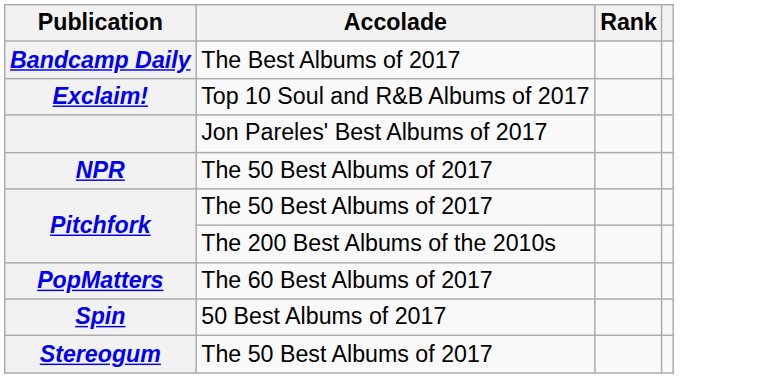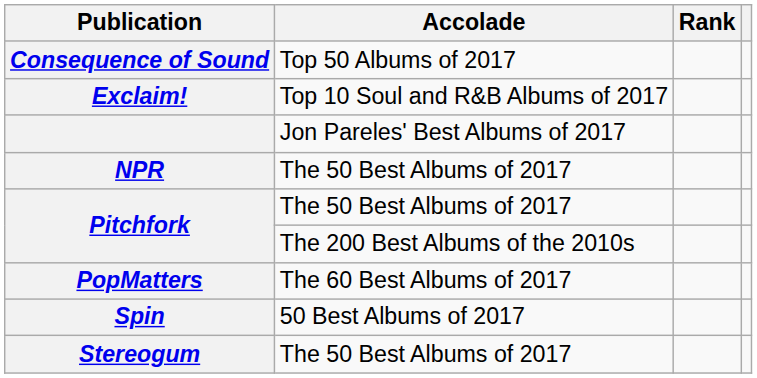- row: (100, 59)
+ row: (140, 59)
